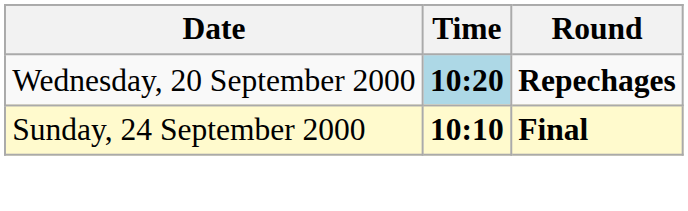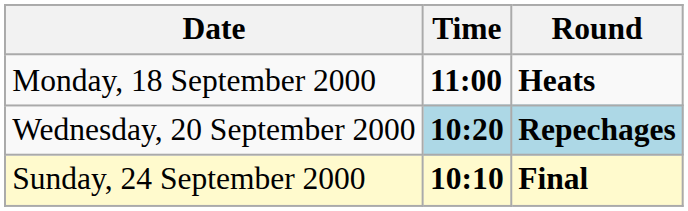+ row: (194, 79)
(597, 79) no background -> (597, 129) lightblue background
